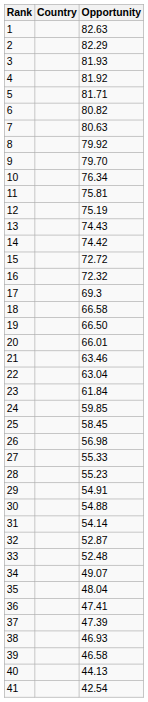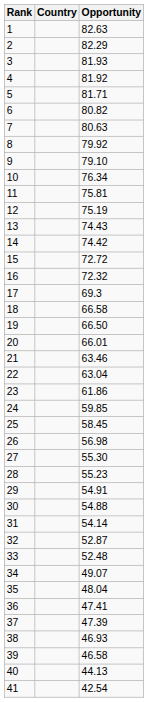(95, 161) 79.70 -> (95, 161) 79.10
(95, 392) 61.84 -> (95, 392) 61.86
(95, 458) 55.33 -> (95, 458) 55.30
